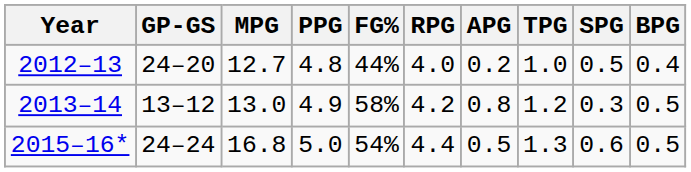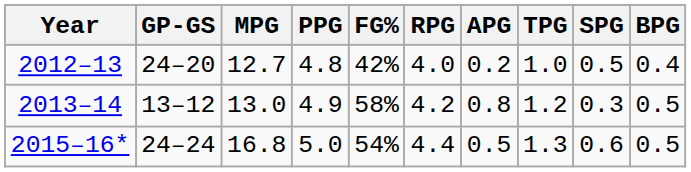(377, 65) 44% -> (377, 65) 42%
